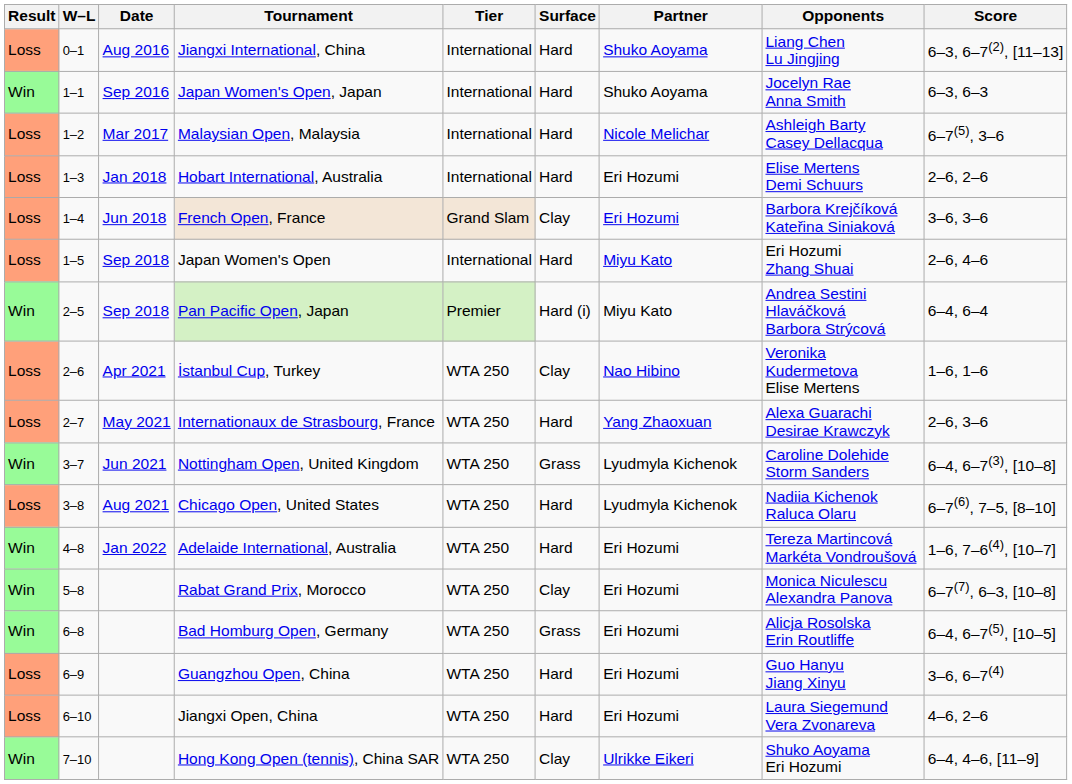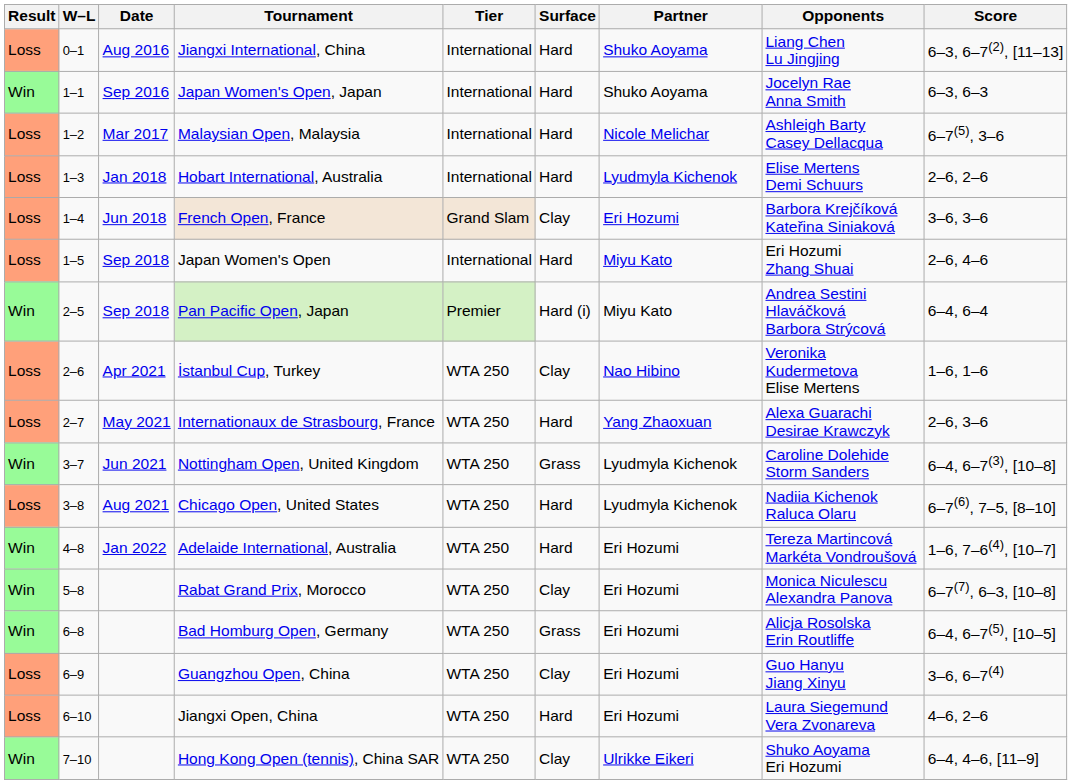(641, 176) Eri Hozumi -> (670, 176) Lyudmyla Kichenok
(556, 674) Hard -> (555, 674) Clay
